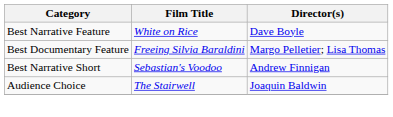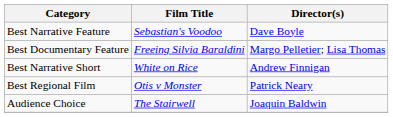(166, 31) White on Rice -> (178, 31) Sebastian's Voodoo
(178, 67) Sebastian's Voodoo -> (166, 67) White on Rice
+ row: (51, 85)
